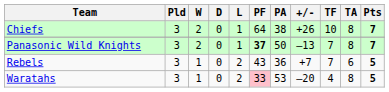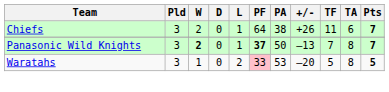(330, 29) 10 -> (330, 29) 11
(351, 29) 8 -> (351, 29) 6
(199, 46) normal -> (199, 46) bold
- row: (25, 62)
(330, 79) 4 -> (330, 62) 5
